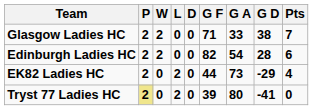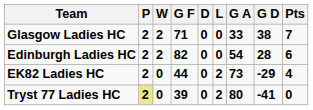columns swapped: (178, 14) <-> (213, 14)
